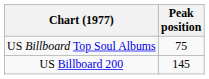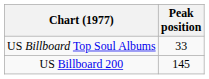(181, 45) 75 -> (181, 45) 33
